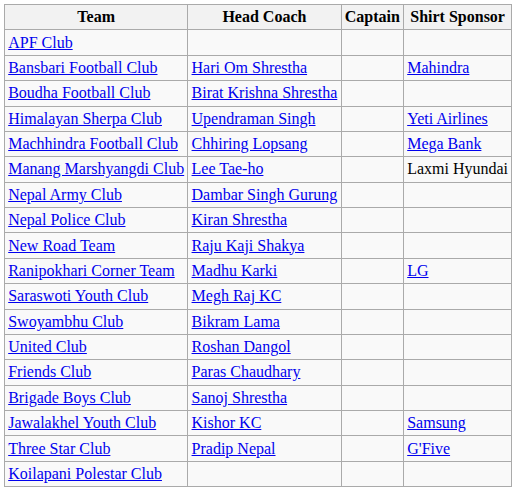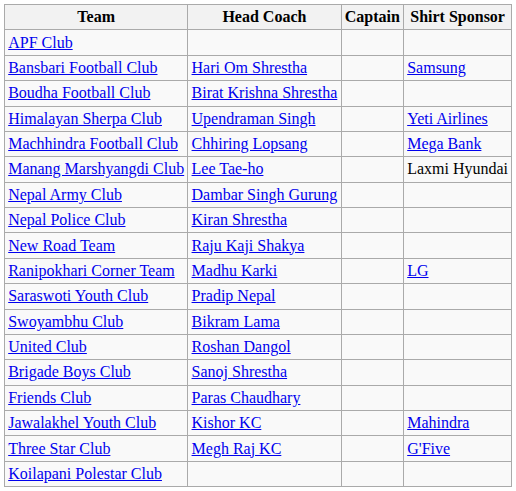(438, 67) Mahindra -> (437, 67) Samsung
(236, 296) Megh Raj KC -> (234, 296) Pradip Nepal
rows swapped: (70, 397) <-> (50, 372)
(437, 423) Samsung -> (438, 423) Mahindra
(234, 448) Pradip Nepal -> (236, 448) Megh Raj KC
